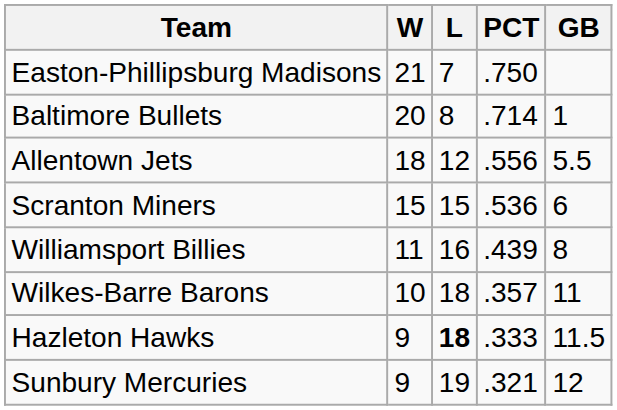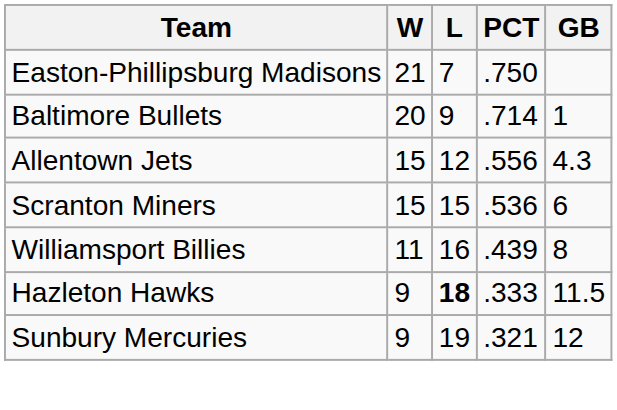(447, 116) 8 -> (447, 116) 9
(410, 161) 18 -> (410, 161) 15
(572, 161) 5.5 -> (572, 161) 4.3
- row: (140, 294)
